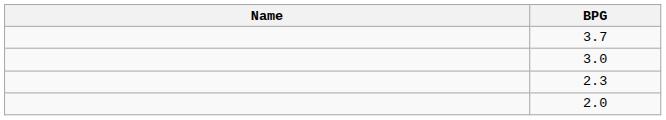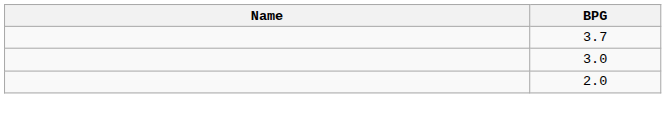- row: (595, 82)
